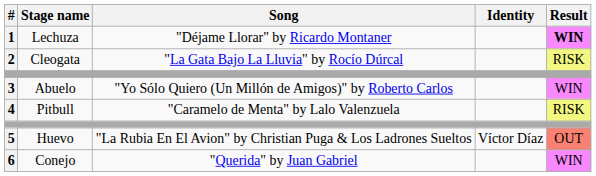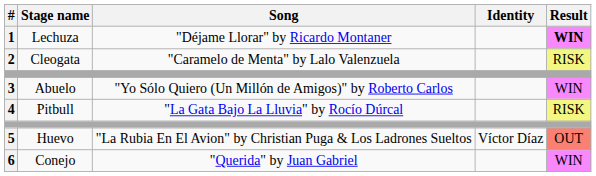(284, 59) "La Gata Bajo La Lluvia" by Rocío Dúrcal -> (284, 59) "Caramelo de Menta" by Lalo Valenzuela
(284, 110) "Caramelo de Menta" by Lalo Valenzuela -> (284, 110) "La Gata Bajo La Lluvia" by Rocío Dúrcal
